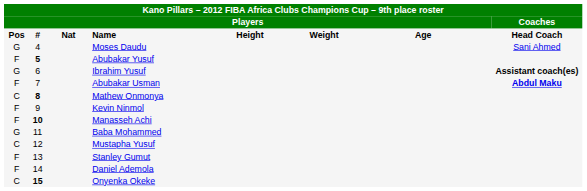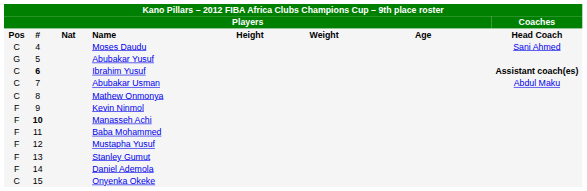(17, 47) G -> (17, 47) C
(17, 59) F -> (17, 59) G
(38, 59) bold -> (38, 59) normal
(17, 71) G -> (17, 71) C
(38, 71) normal -> (38, 71) bold
(17, 83) F -> (17, 83) C
(537, 83) bold -> (537, 83) normal
(38, 96) bold -> (38, 96) normal
(17, 132) G -> (17, 132) F
(17, 144) C -> (17, 144) F
(38, 181) bold -> (38, 181) normal
